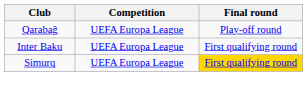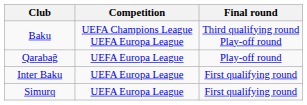+ row: (40, 35)
(251, 63) gold background -> (251, 91) no background
